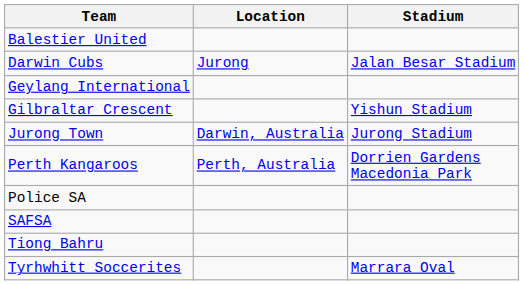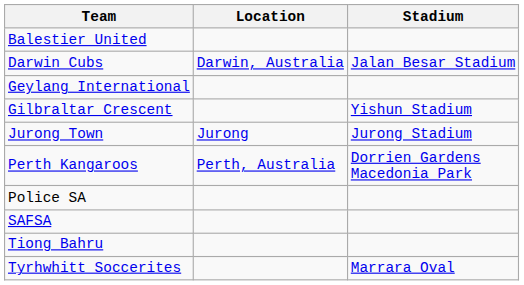(223, 63) Jurong -> (270, 63) Darwin, Australia
(270, 134) Darwin, Australia -> (223, 134) Jurong
